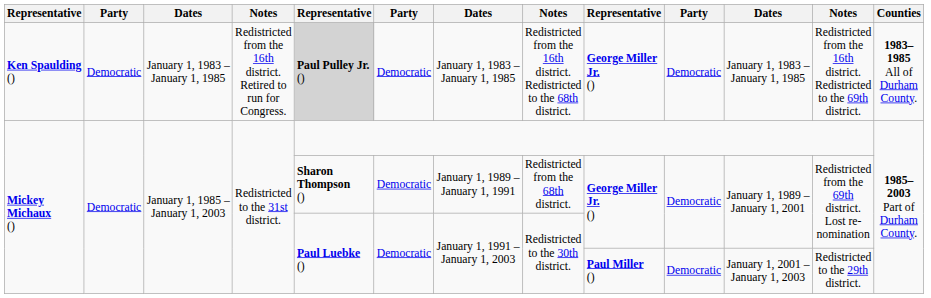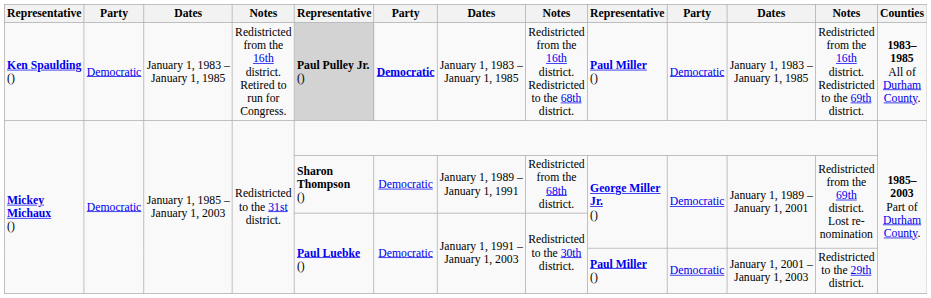(404, 71) normal -> (406, 71) bold
(622, 71) George Miller Jr. () -> (618, 71) Paul Miller ()
